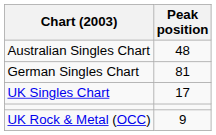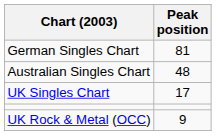rows swapped: (79, 51) <-> (73, 72)
